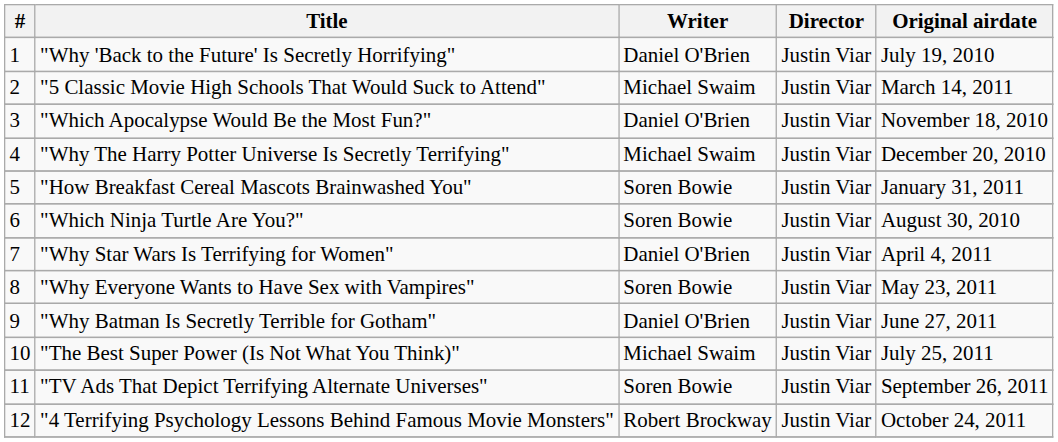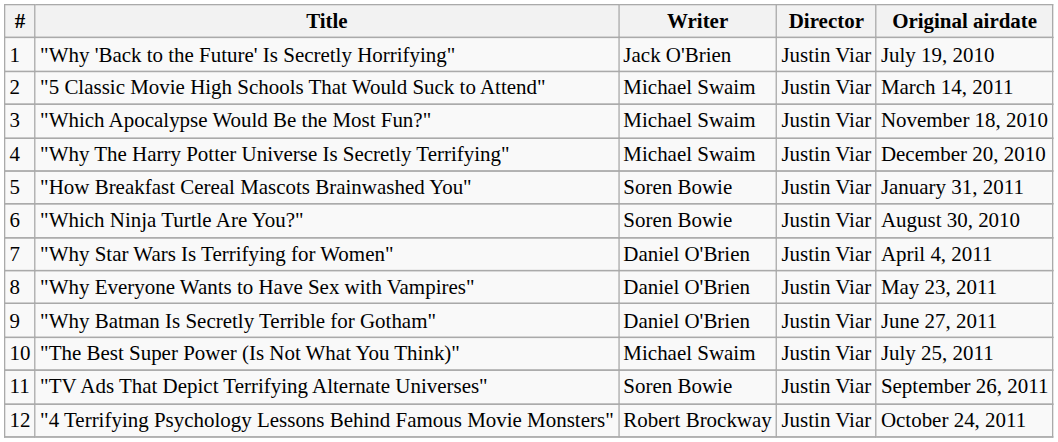(687, 54) Daniel O'Brien -> (677, 54) Jack O'Brien
(687, 120) Daniel O'Brien -> (689, 120) Michael Swaim
(678, 287) Soren Bowie -> (687, 287) Daniel O'Brien
